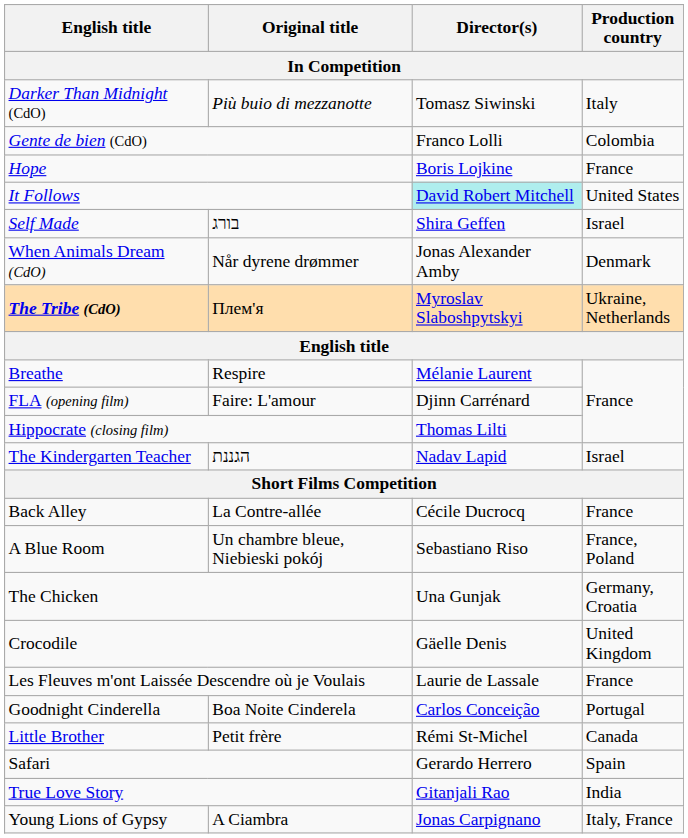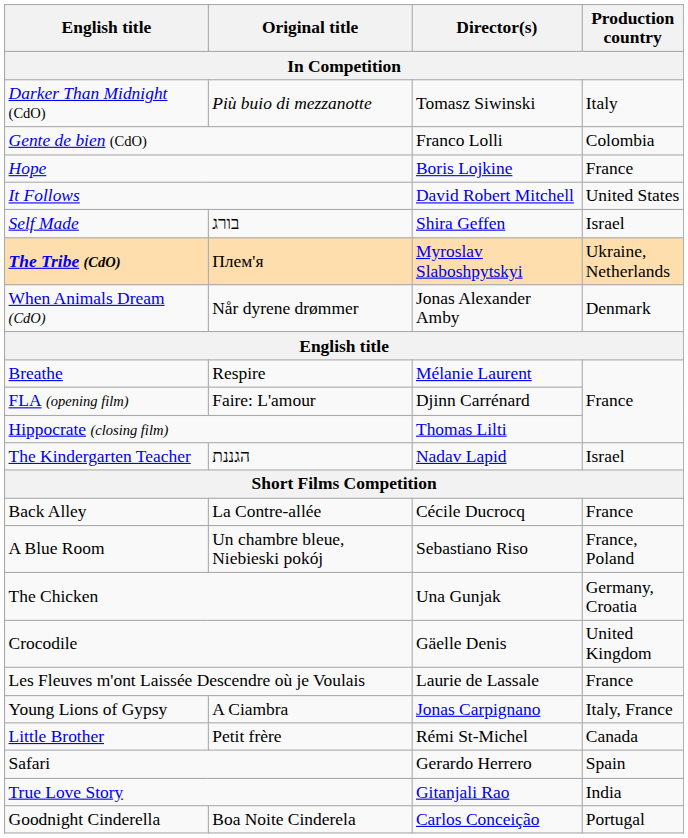(495, 195) paleturquoise background -> (495, 195) no background
rows swapped: (65, 308) <-> (87, 260)
rows swapped: (84, 708) <-> (88, 819)
